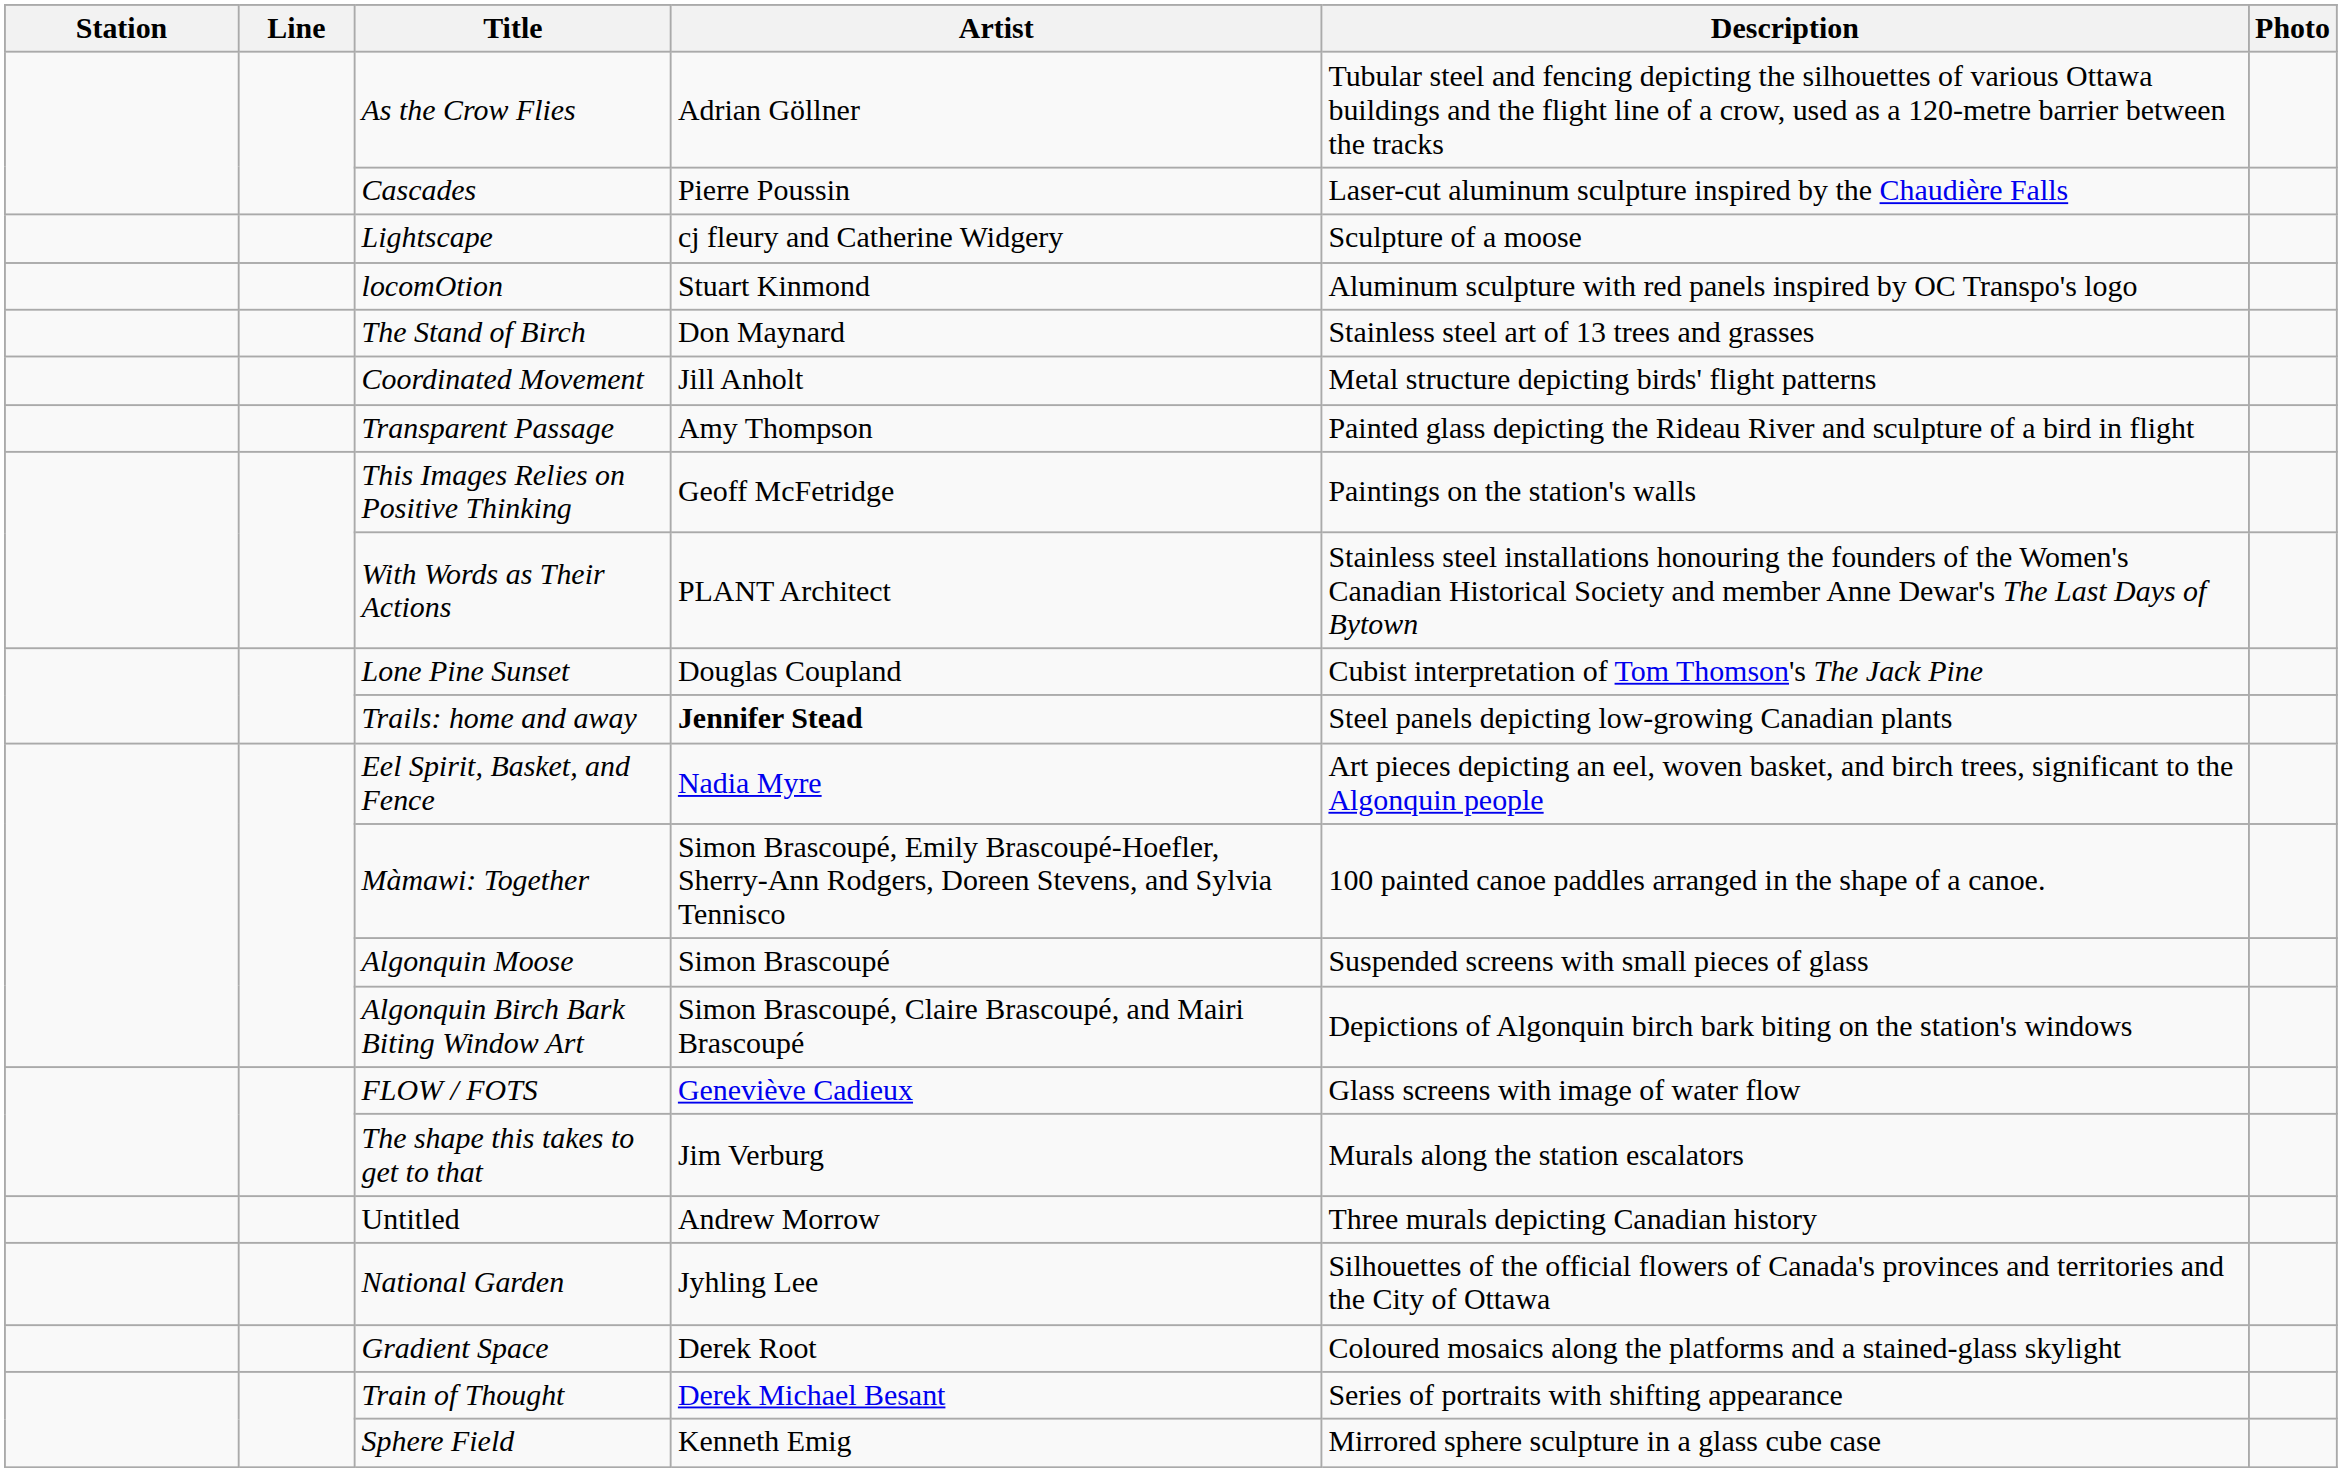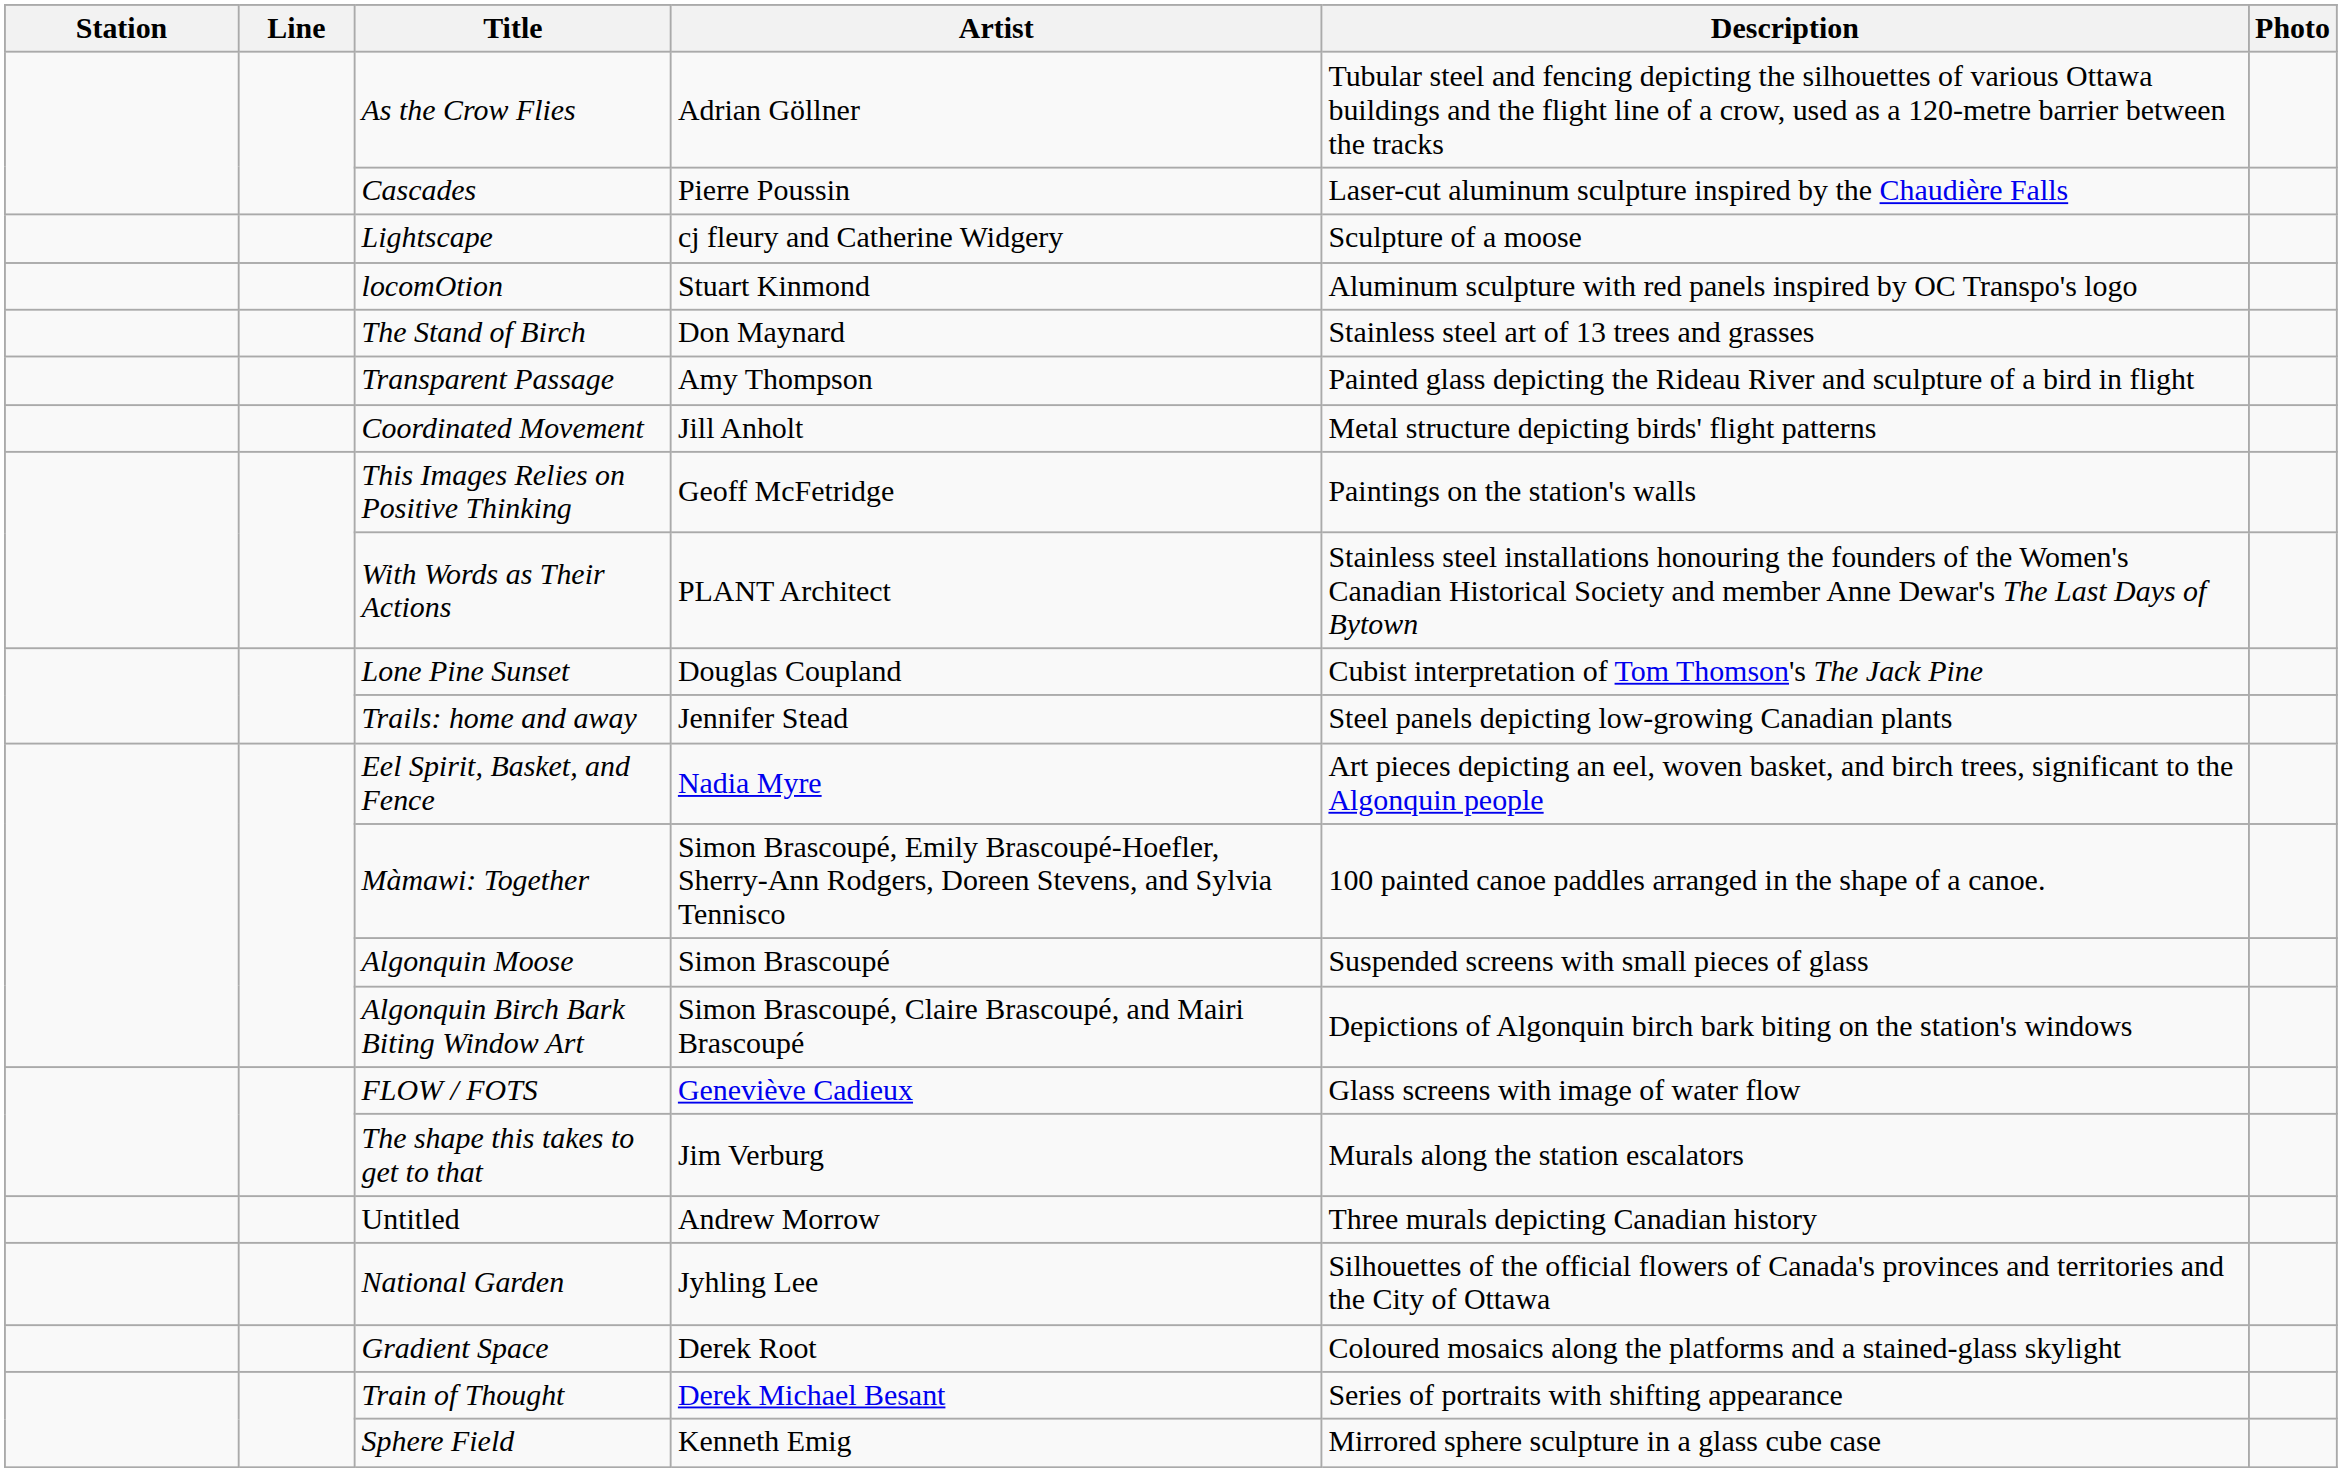rows swapped: (503, 380) <-> (488, 427)
(770, 718) bold -> (763, 718) normal
